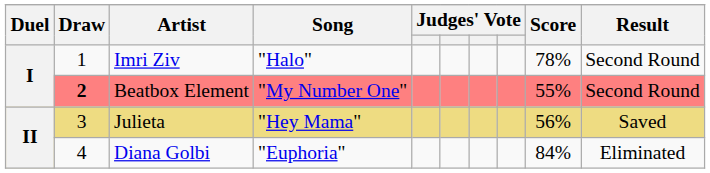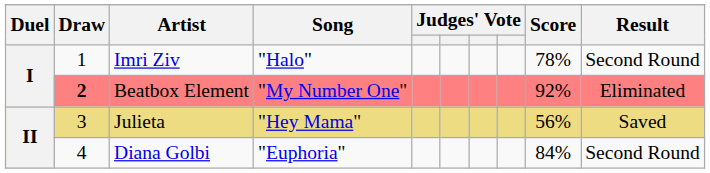(553, 90) 55% -> (553, 90) 92%
(642, 90) Second Round -> (642, 90) Eliminated
(642, 152) Eliminated -> (642, 152) Second Round
